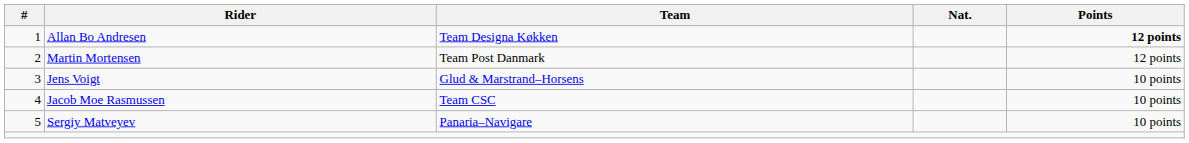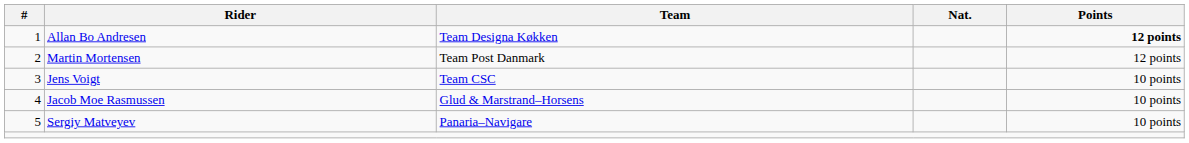(512, 79) Glud & Marstrand–Horsens -> (468, 79) Team CSC
(468, 100) Team CSC -> (512, 100) Glud & Marstrand–Horsens
